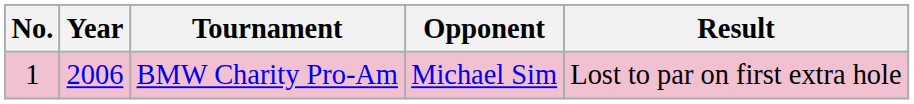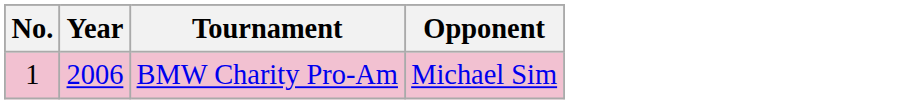- column: (736, 28)
